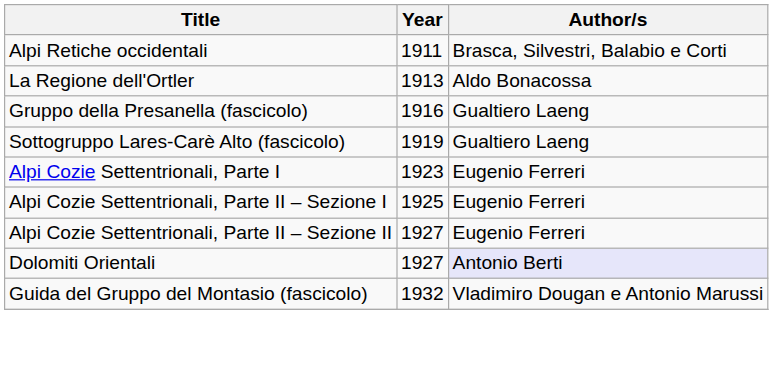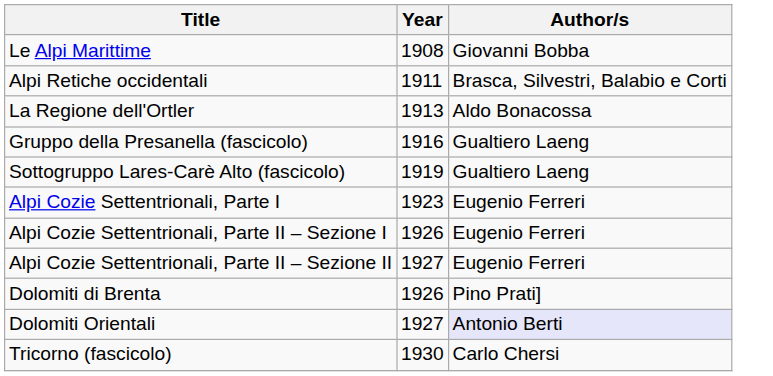+ row: (80, 50)
(422, 202) 1925 -> (422, 232) 1926
+ row: (85, 293)
+ row: (90, 354)
- row: (188, 293)
